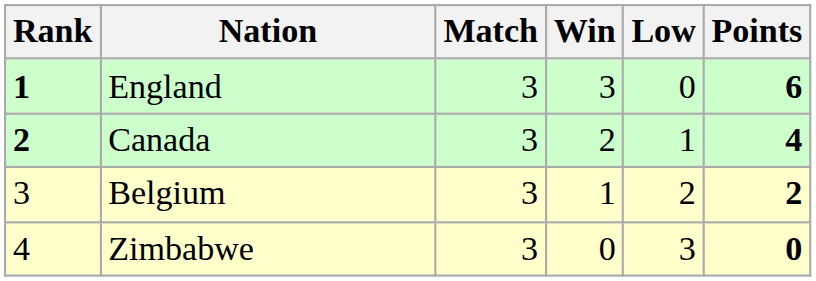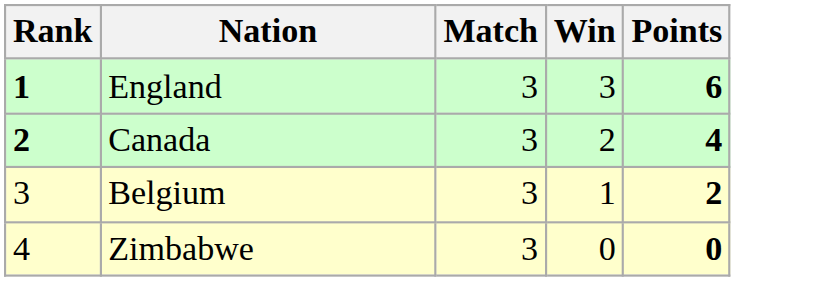- column: (664, 31)
